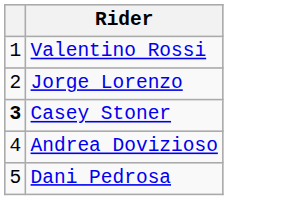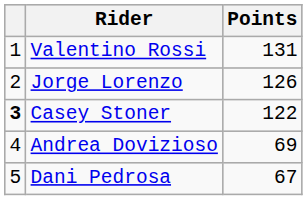+ column: (262, 21)
